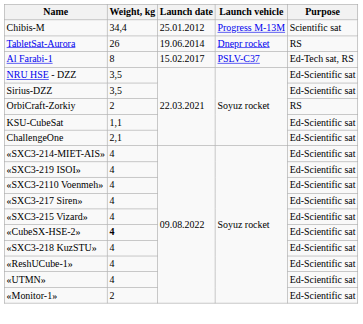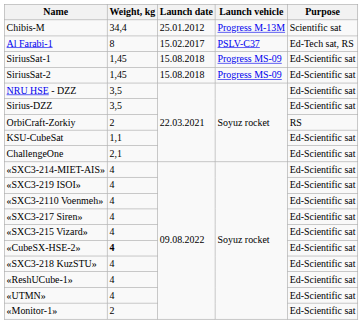- row: (41, 43)
+ row: (29, 59)
+ row: (29, 75)
